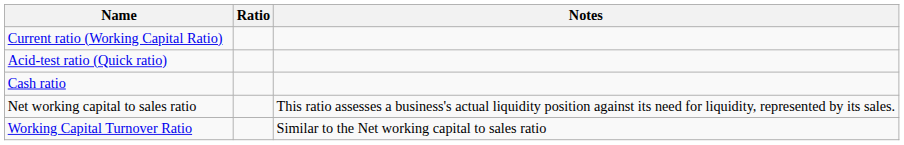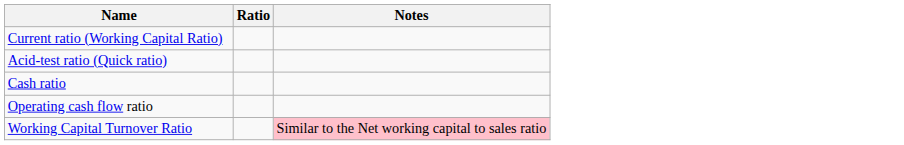+ row: (80, 106)
- row: (102, 106)
(411, 128) no background -> (411, 128) pink background
